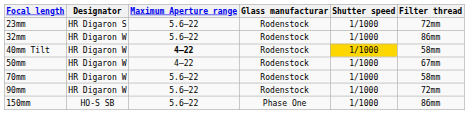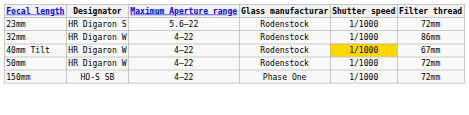(184, 37) 5.6–22 -> (184, 37) 4–22
(184, 50) bold -> (184, 50) normal
(431, 50) 58mm -> (431, 50) 67mm
(431, 63) 67mm -> (431, 63) 72mm
- row: (16, 77)
- row: (16, 90)
(184, 103) 5.6–22 -> (184, 77) 4–22
(431, 103) 86mm -> (431, 77) 72mm
